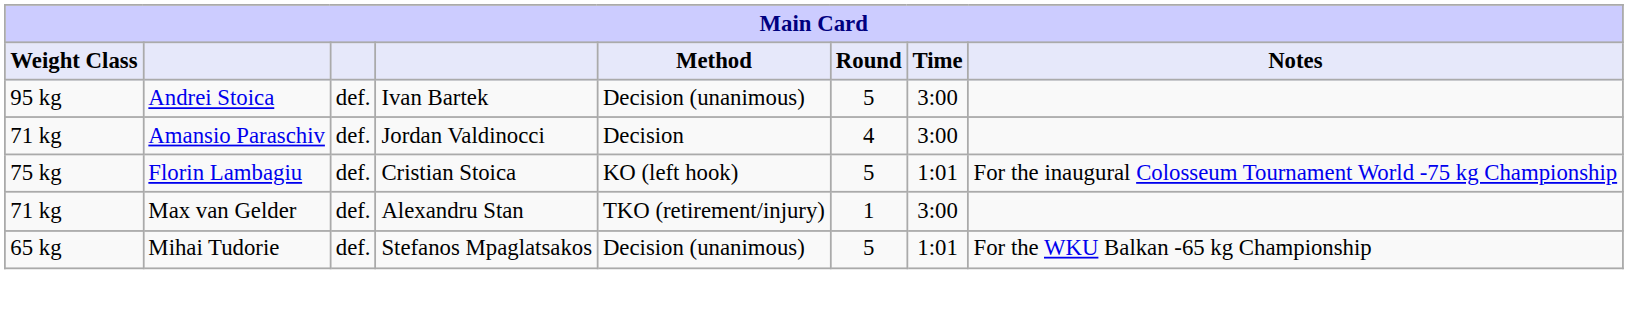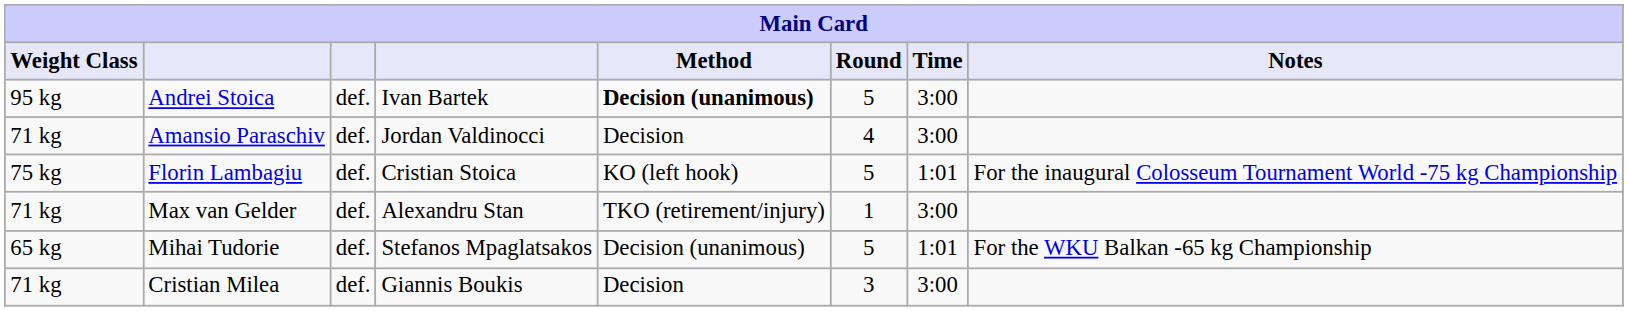(704, 98) normal -> (708, 98) bold
+ row: (214, 285)
